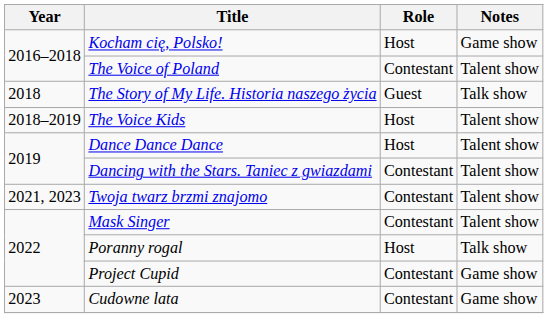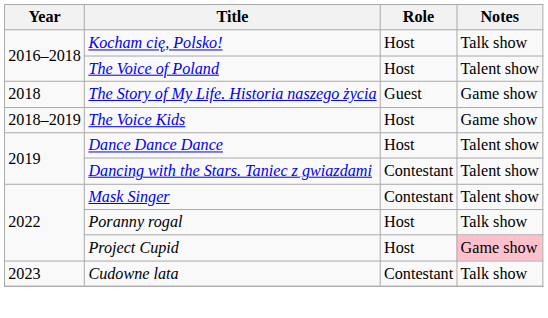(499, 42) Game show -> (494, 42) Talk show
(419, 68) Contestant -> (399, 68) Host
(494, 94) Talk show -> (499, 94) Game show
(500, 119) Talent show -> (499, 119) Game show
- row: (178, 196)
(419, 273) Contestant -> (399, 247) Host
(499, 273) no background -> (499, 247) pink background
(499, 299) Game show -> (494, 273) Talk show
